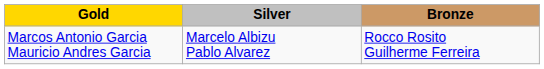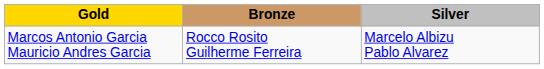columns swapped: (272, 15) <-> (450, 15)
